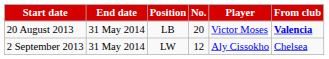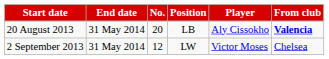columns swapped: (168, 12) <-> (199, 12)
(240, 29) Victor Moses -> (240, 29) Aly Cissokho
(240, 46) Aly Cissokho -> (240, 46) Victor Moses
